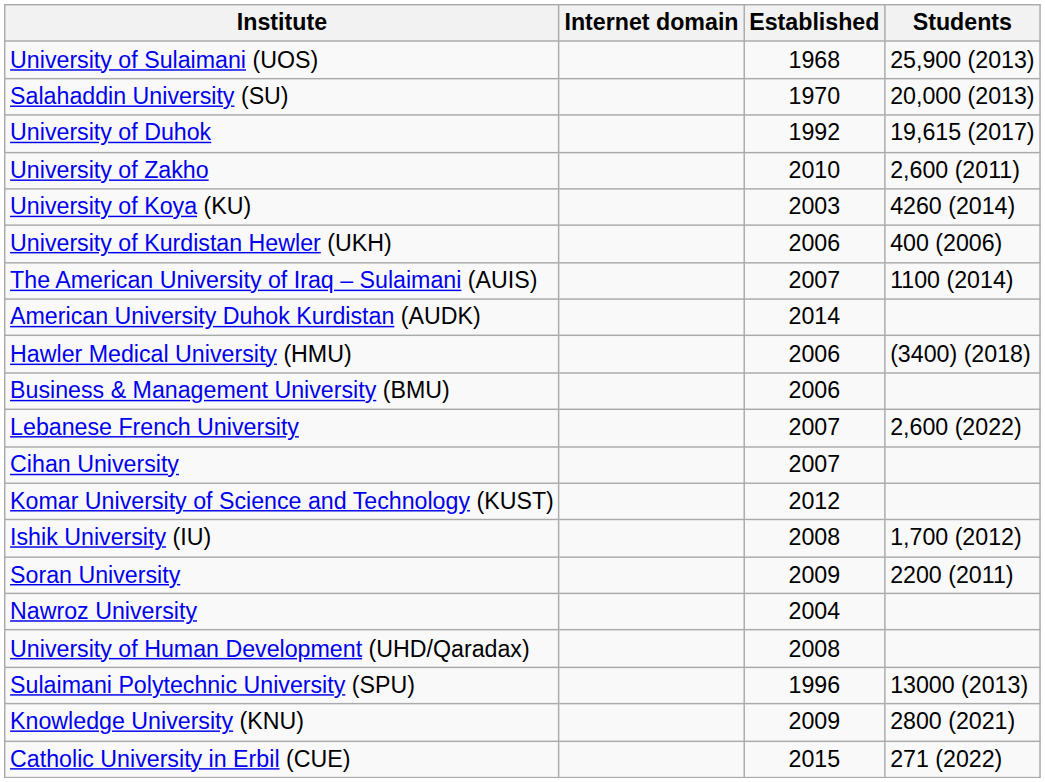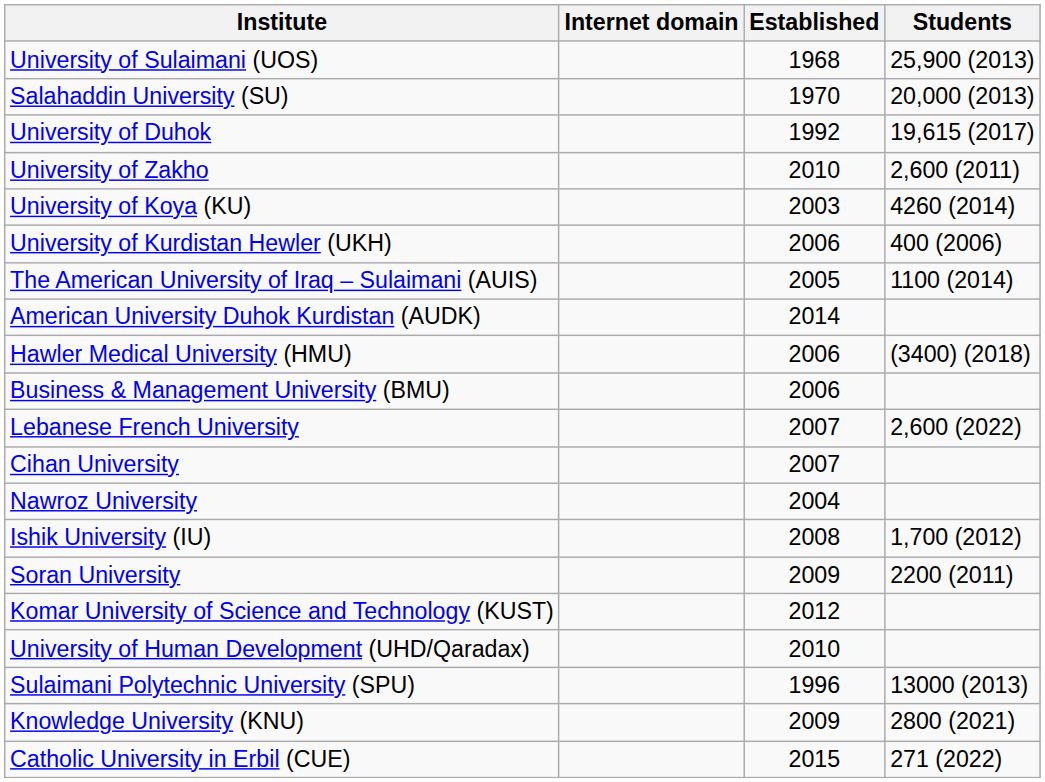(814, 280) 2007 -> (814, 280) 2005
rows swapped: (282, 501) <-> (104, 611)
(814, 648) 2008 -> (814, 648) 2010
